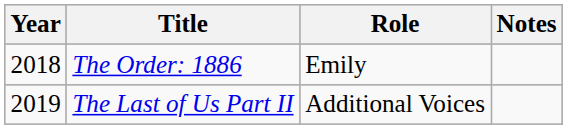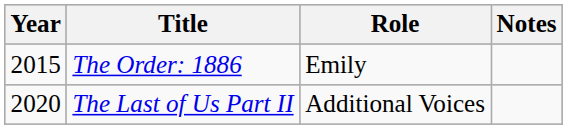(36, 64) 2018 -> (36, 64) 2015
(36, 104) 2019 -> (36, 104) 2020
